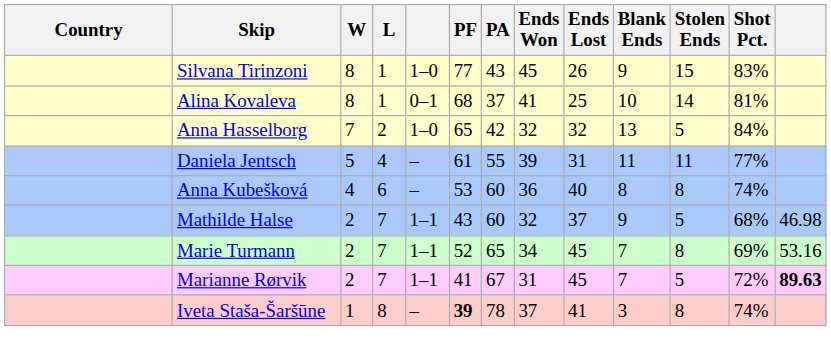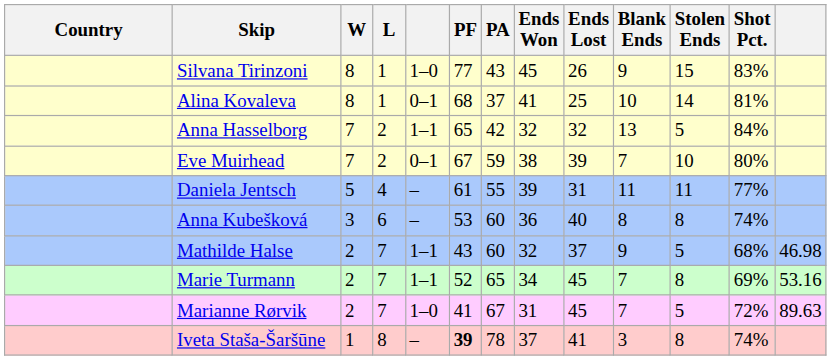(424, 130) 1–0 -> (424, 130) 1–1
+ row: (231, 160)
(350, 190) 4 -> (350, 220) 3
(424, 280) 1–1 -> (424, 310) 1–0
(800, 280) bold -> (800, 310) normal
